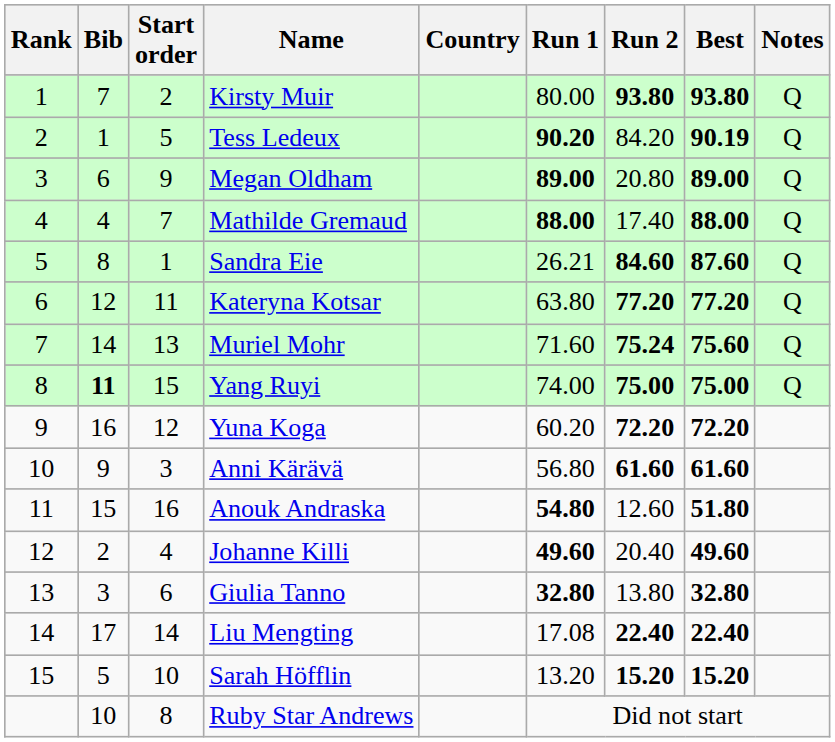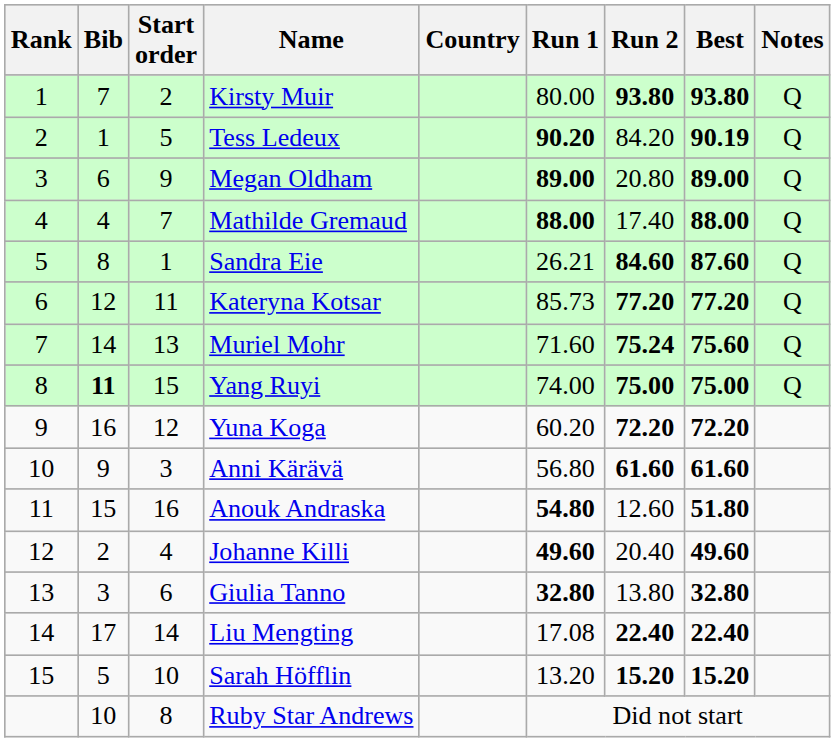(565, 302) 63.80 -> (565, 302) 85.73
